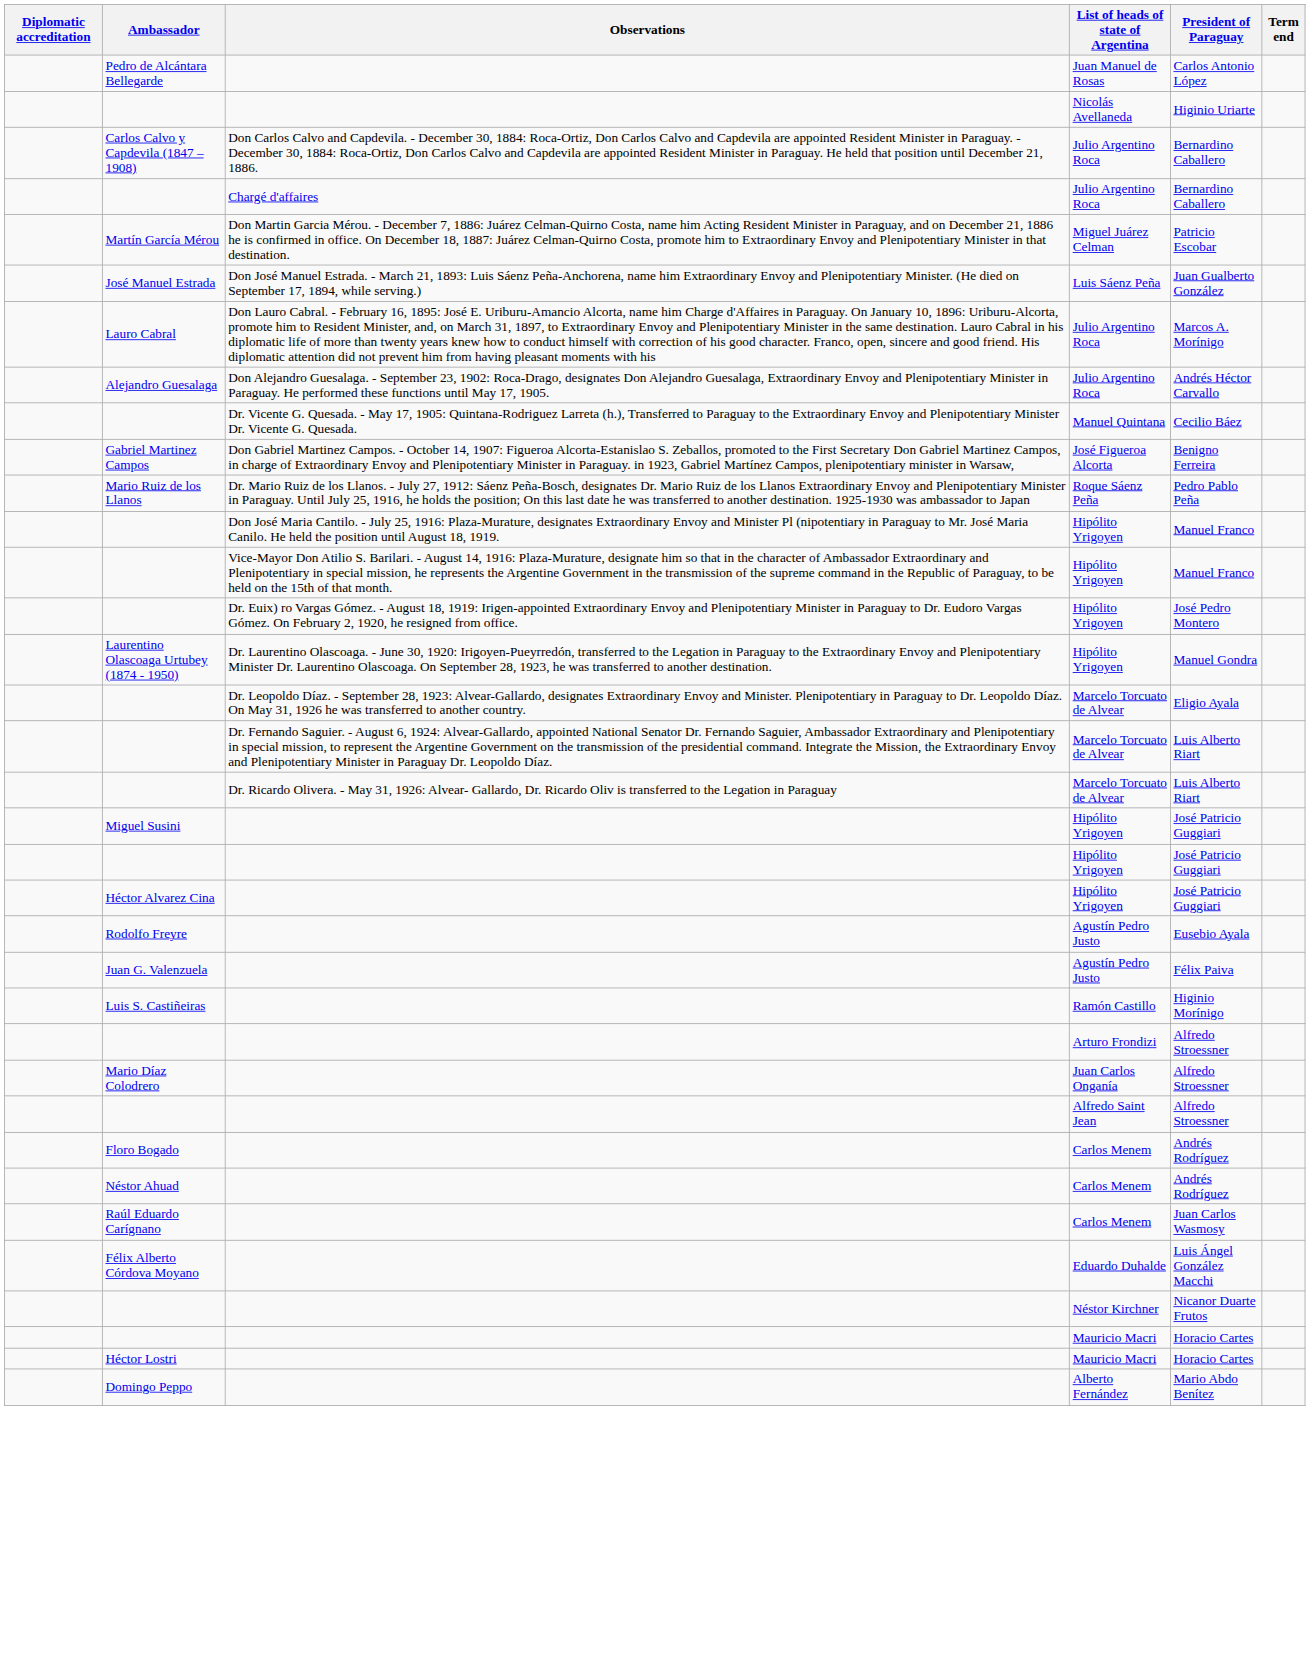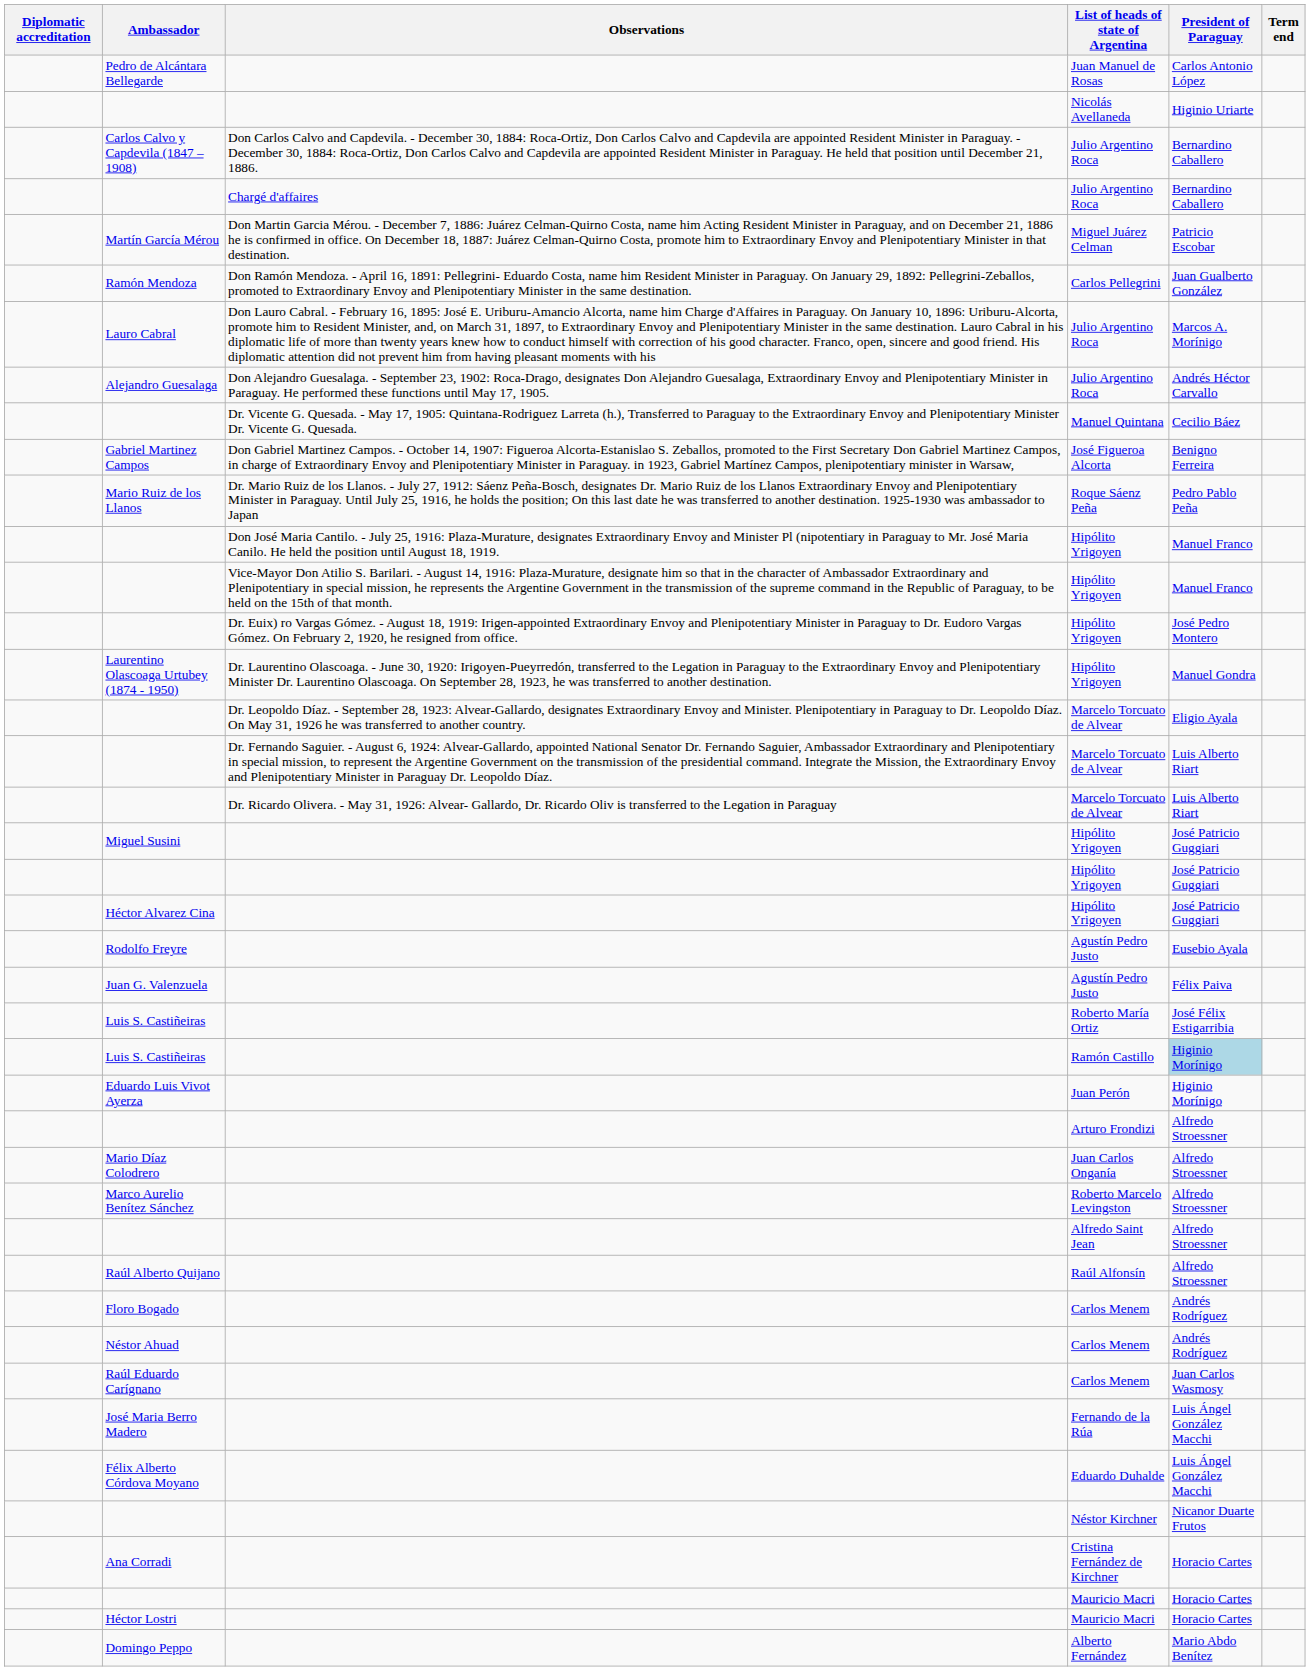+ row: (151, 283)
- row: (160, 283)
+ row: (155, 1020)
(1199, 1006) no background -> (1197, 1056) lightblue background
+ row: (158, 1092)
+ row: (150, 1200)
+ row: (163, 1272)
+ row: (151, 1424)
+ row: (138, 1562)
